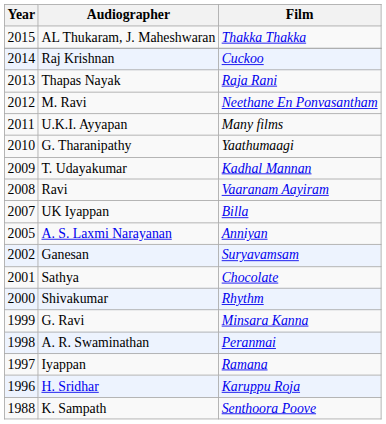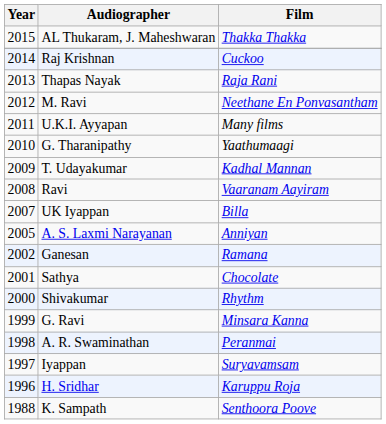(260, 255) Suryavamsam -> (245, 255) Ramana
(245, 364) Ramana -> (260, 364) Suryavamsam
